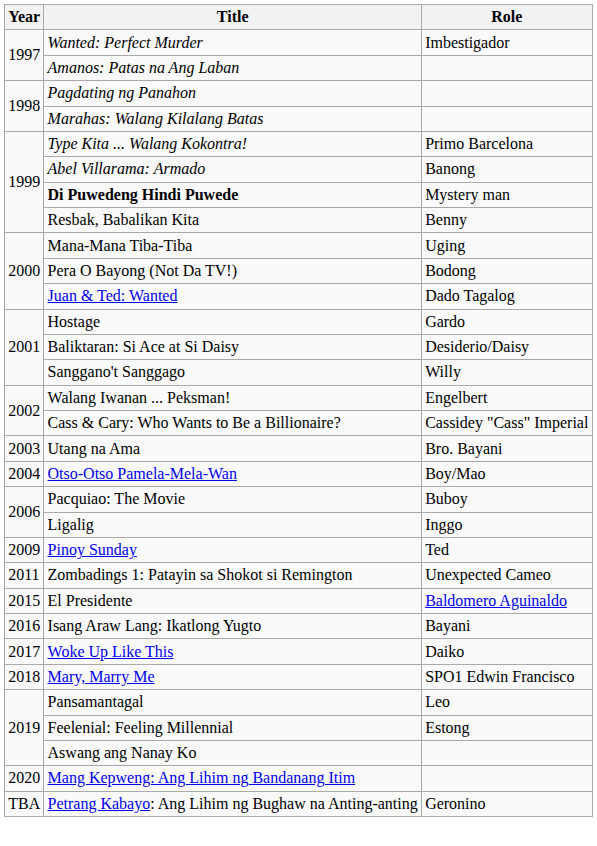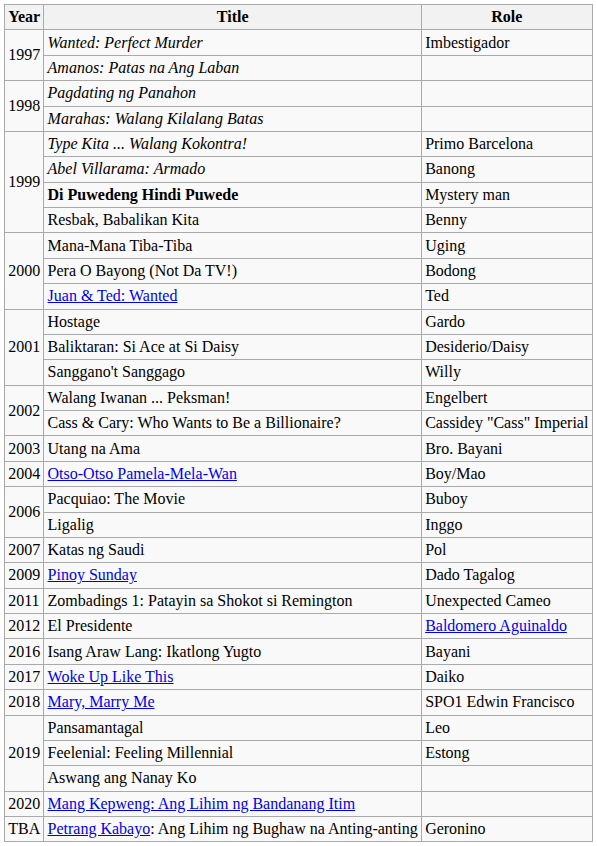(470, 296) Dado Tagalog -> (437, 296) Ted
+ row: (96, 550)
(437, 550) Ted -> (470, 575) Dado Tagalog
(24, 600) 2015 -> (24, 626) 2012
